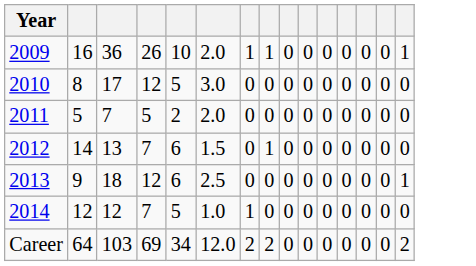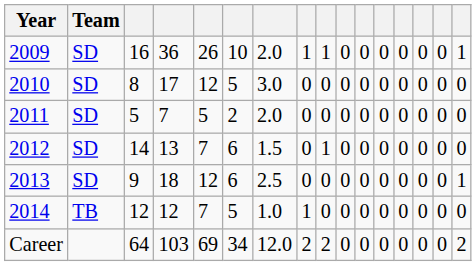+ column: (96, 20)
